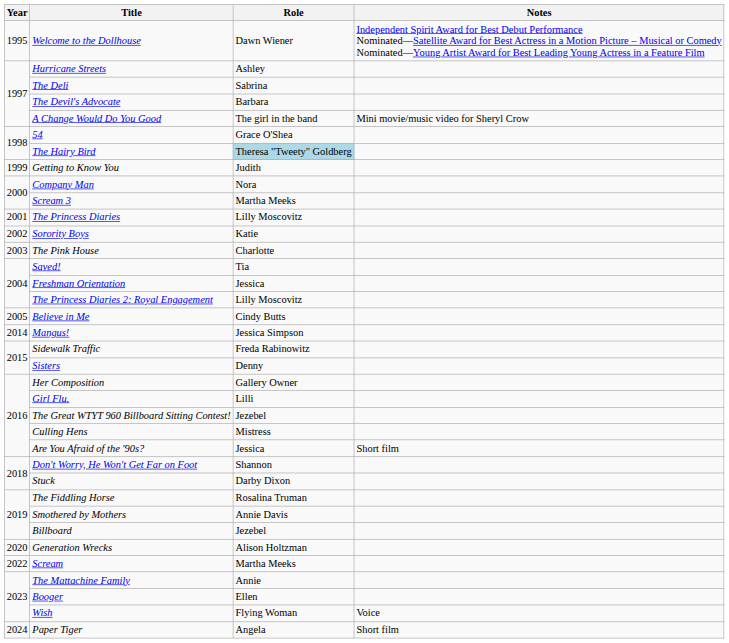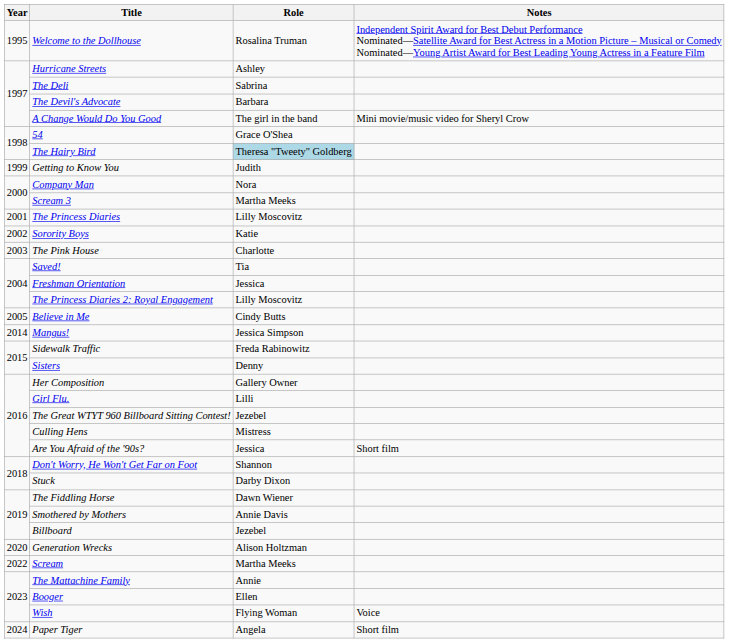(264, 40) Dawn Wiener -> (271, 40) Rosalina Truman
(271, 497) Rosalina Truman -> (264, 497) Dawn Wiener
